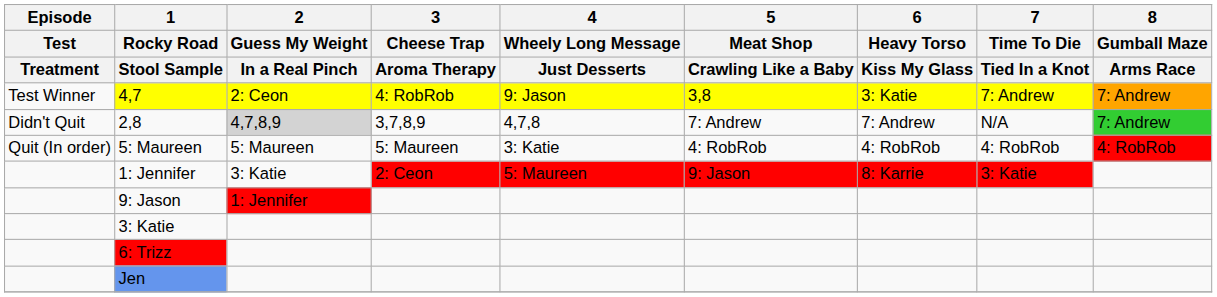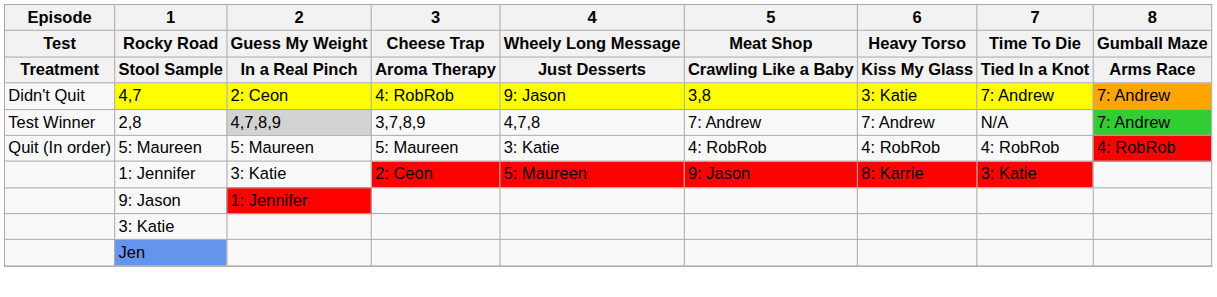(52, 95) Test Winner -> (47, 95) Didn't Quit
(47, 122) Didn't Quit -> (52, 122) Test Winner
- row: (145, 252)
